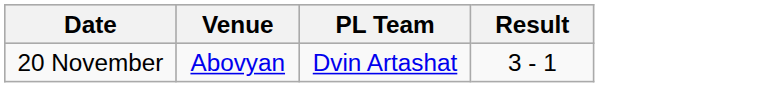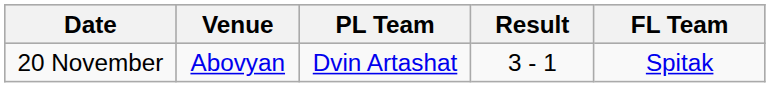+ column: (680, 24)
